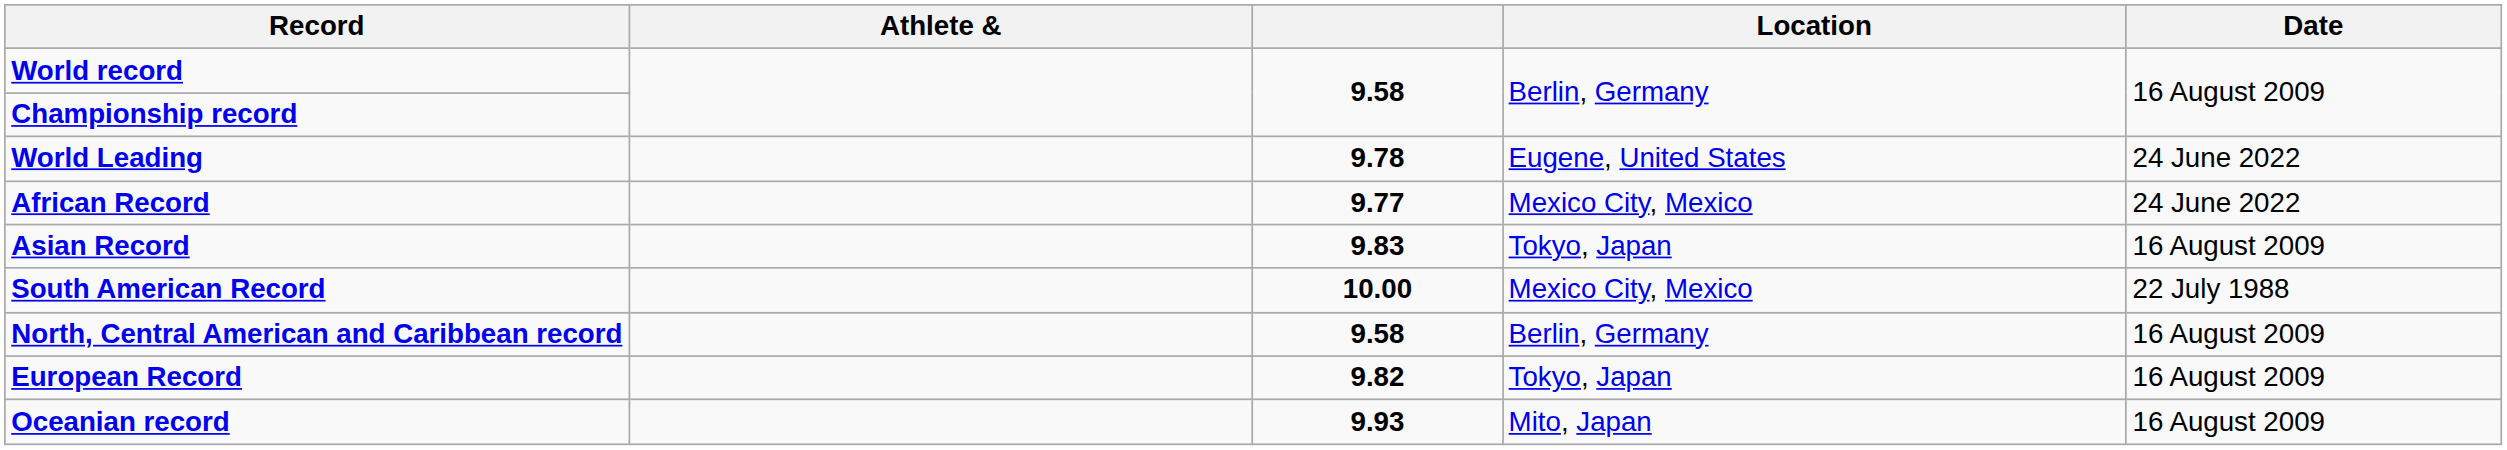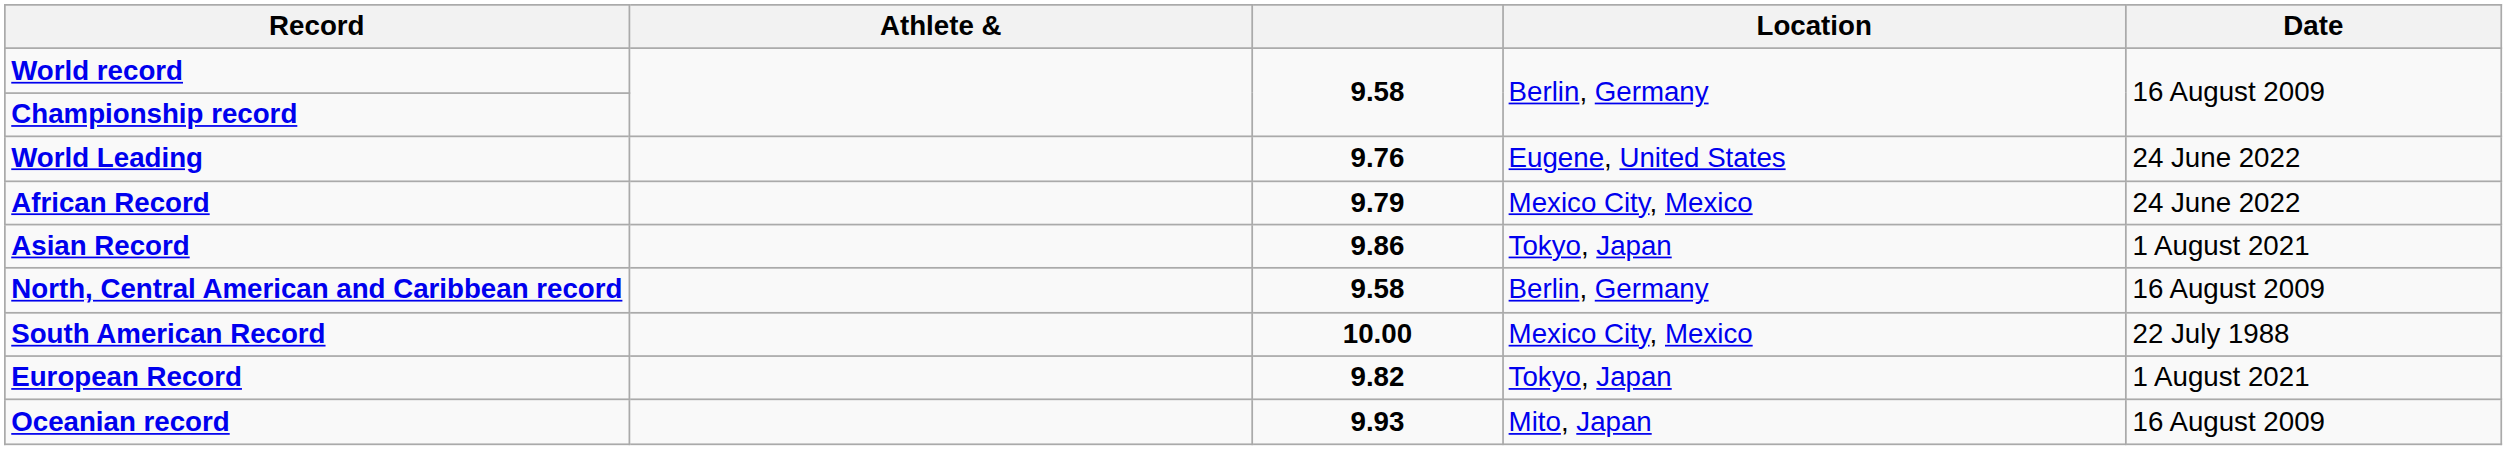(1377, 158) 9.78 -> (1377, 158) 9.76
(1377, 202) 9.77 -> (1377, 202) 9.79
(1377, 245) 9.83 -> (1377, 245) 9.86
(2229, 245) 16 August 2009 -> (2221, 245) 1 August 2021
rows swapped: (317, 333) <-> (168, 289)
(2229, 377) 16 August 2009 -> (2221, 377) 1 August 2021
